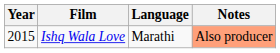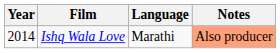(21, 36) 2015 -> (21, 36) 2014
